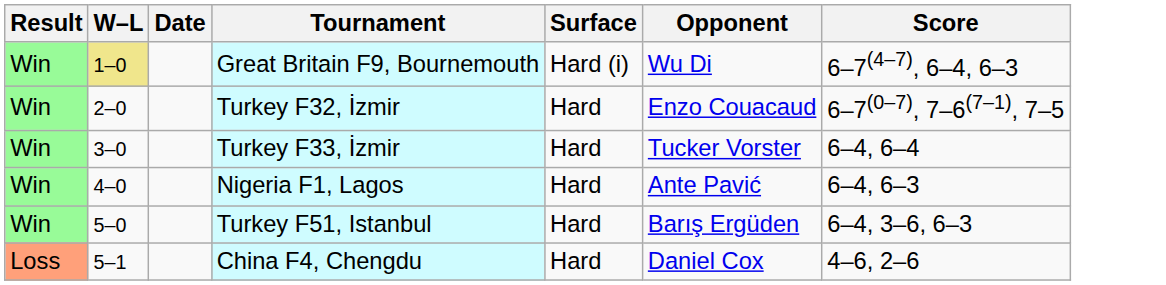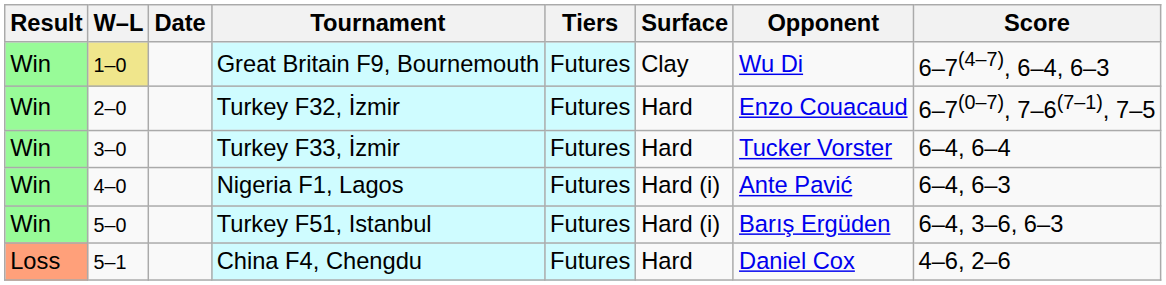+ column: (590, 23)
(590, 64) Hard (i) -> (665, 64) Clay
(576, 186) Hard -> (681, 186) Hard (i)
(576, 223) Hard -> (681, 223) Hard (i)
